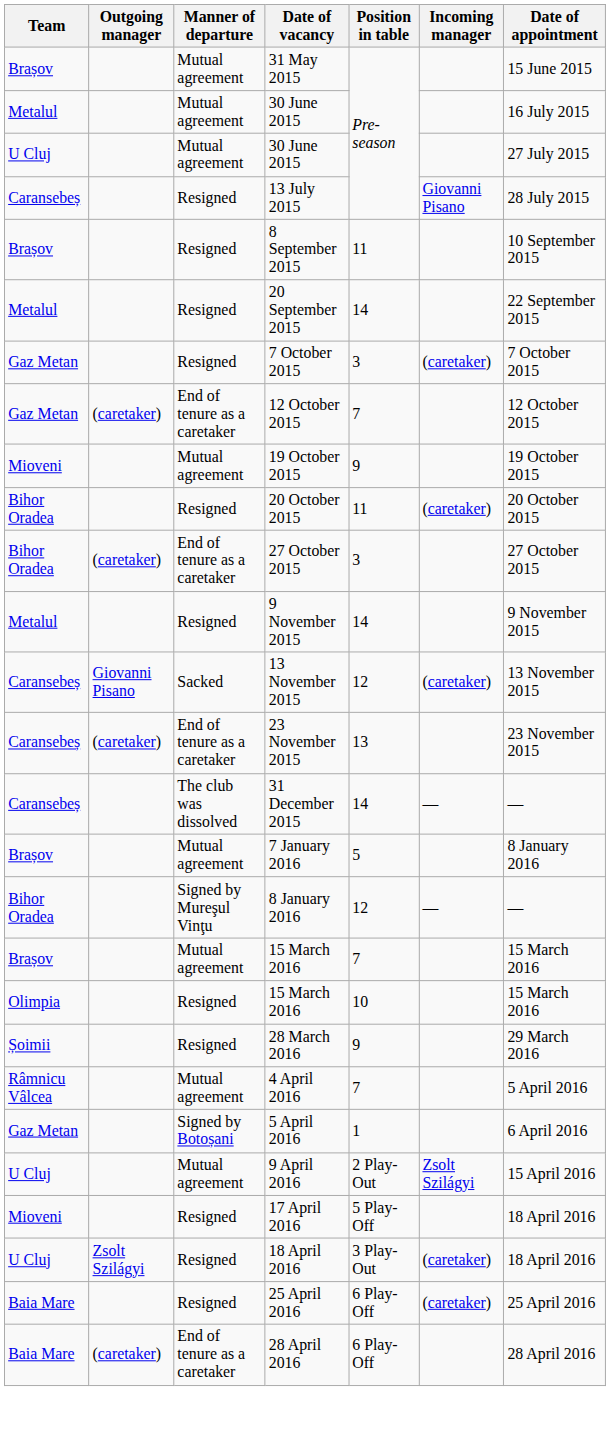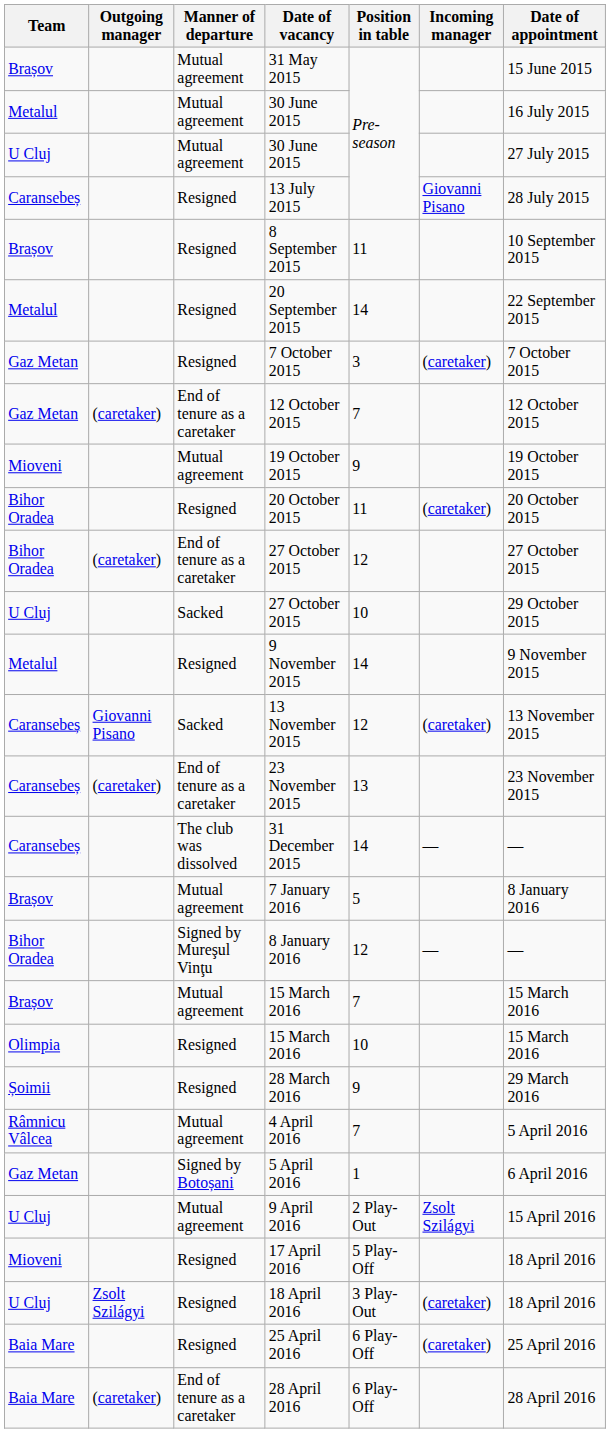(356, 560) 3 -> (360, 560) 12
+ row: (29, 612)
